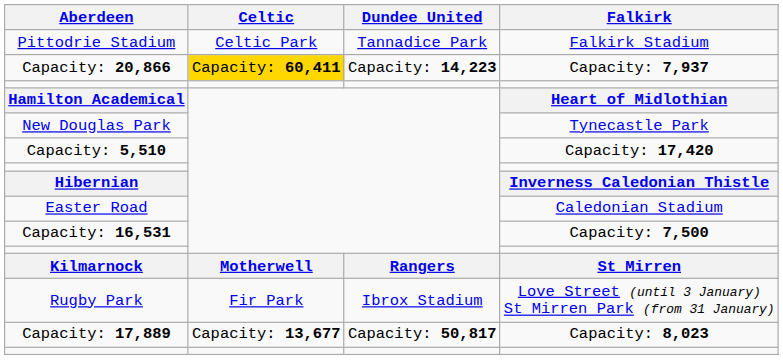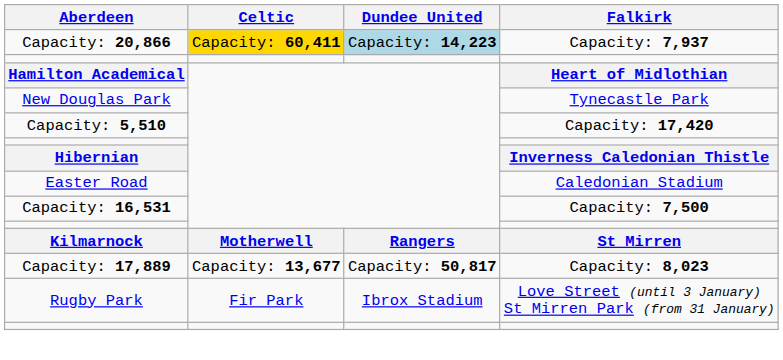- row: (96, 42)
(422, 68) no background -> (422, 42) lightblue background
rows swapped: (96, 300) <-> (96, 334)
